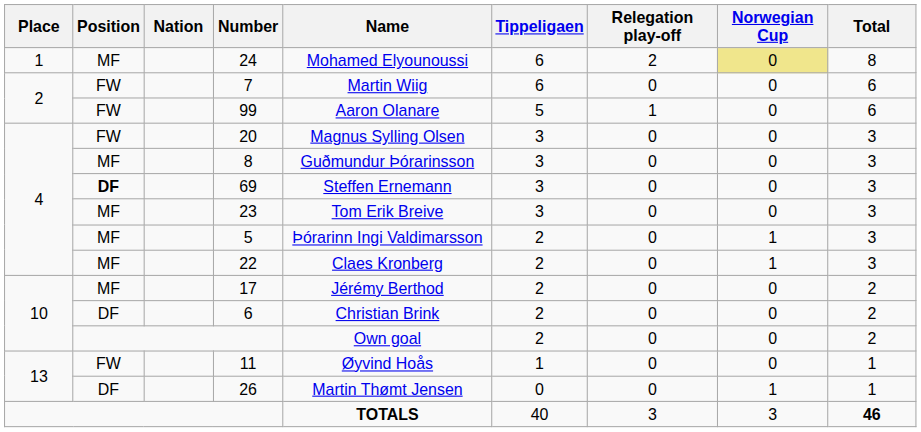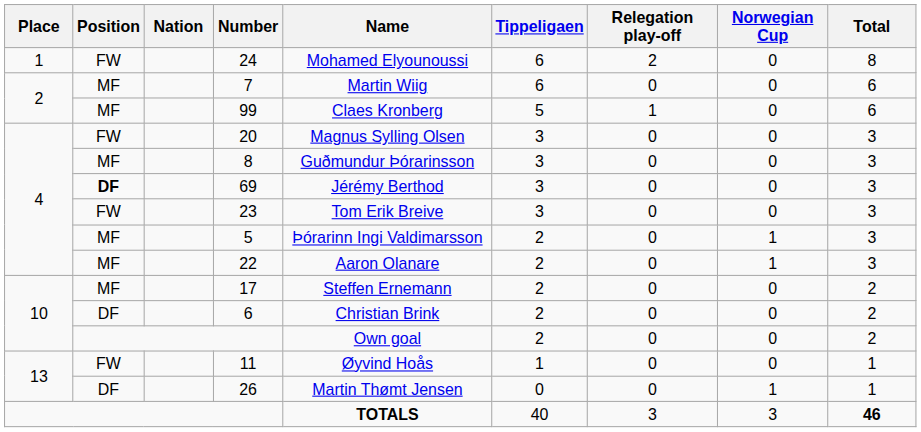(108, 60) MF -> (108, 60) FW
(773, 60) khaki background -> (773, 60) no background
(108, 86) FW -> (108, 86) MF
(108, 111) FW -> (108, 111) MF
(387, 111) Aaron Olanare -> (387, 111) Claes Kronberg
(387, 187) Steffen Ernemann -> (387, 187) Jérémy Berthod
(108, 212) MF -> (108, 212) FW
(387, 263) Claes Kronberg -> (387, 263) Aaron Olanare
(387, 288) Jérémy Berthod -> (387, 288) Steffen Ernemann
